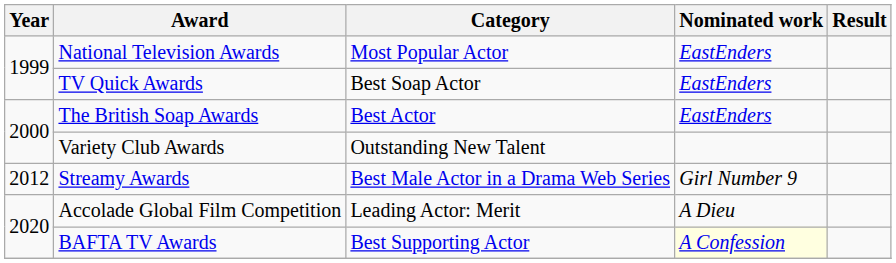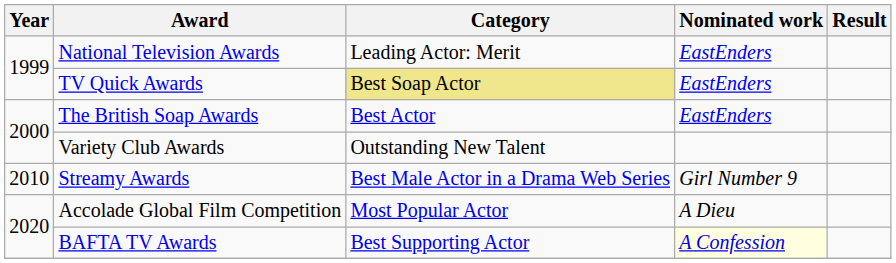(429, 52) Most Popular Actor -> (435, 52) Leading Actor: Merit
(415, 83) no background -> (415, 83) khaki background
(29, 178) 2012 -> (29, 178) 2010
(435, 210) Leading Actor: Merit -> (429, 210) Most Popular Actor
